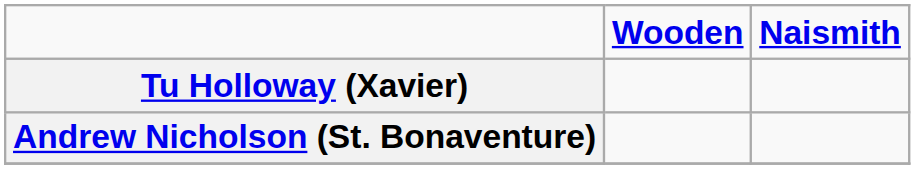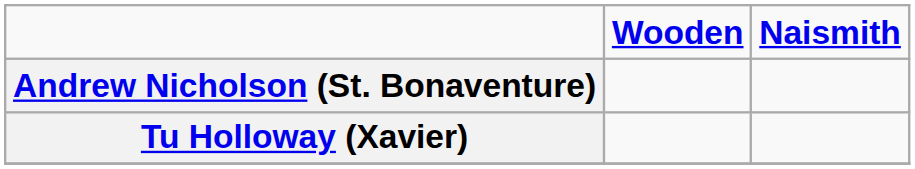rows swapped: (305, 85) <-> (305, 138)
